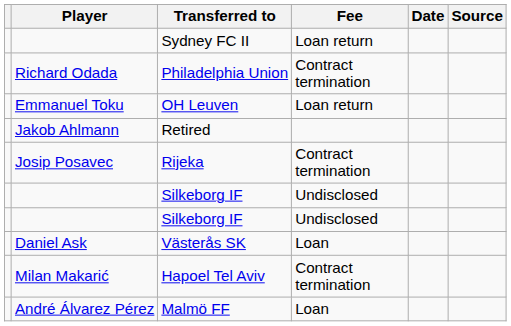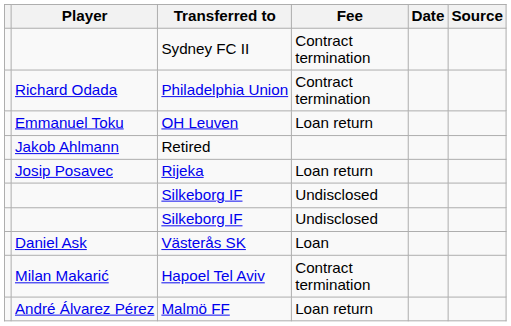(334, 40) Loan return -> (333, 49) Contract termination
(333, 162) Contract termination -> (334, 171) Loan return
(312, 308) Loan -> (334, 308) Loan return
